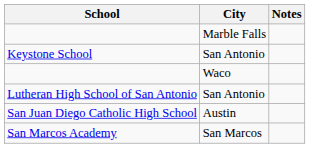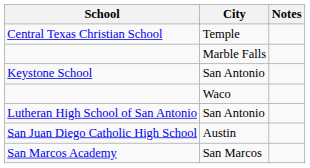+ row: (85, 34)
